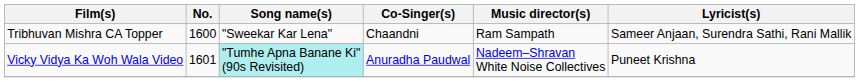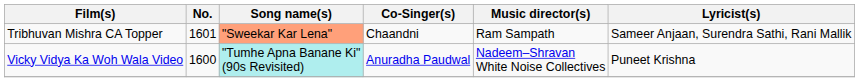(203, 33) 1600 -> (203, 33) 1601
(277, 33) no background -> (277, 33) lightsalmon background
(203, 60) 1601 -> (203, 60) 1600
